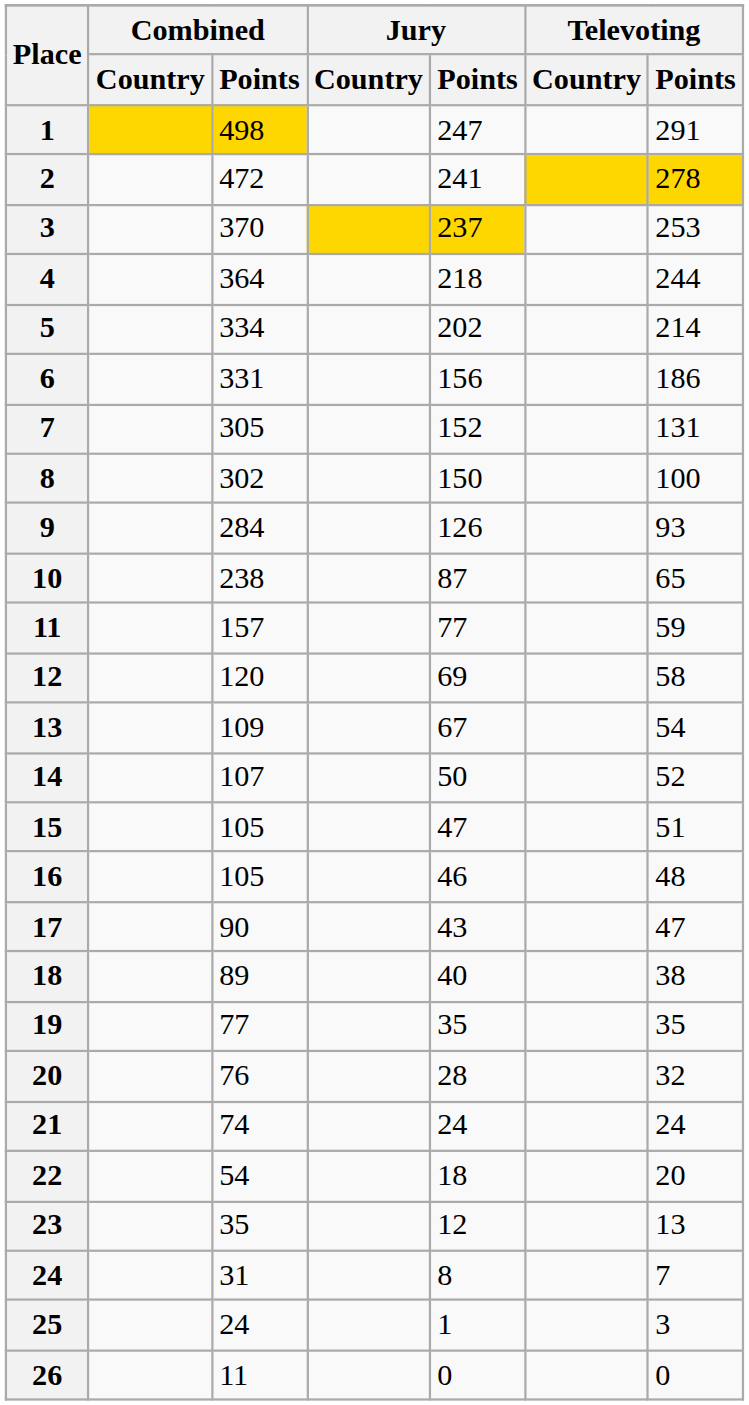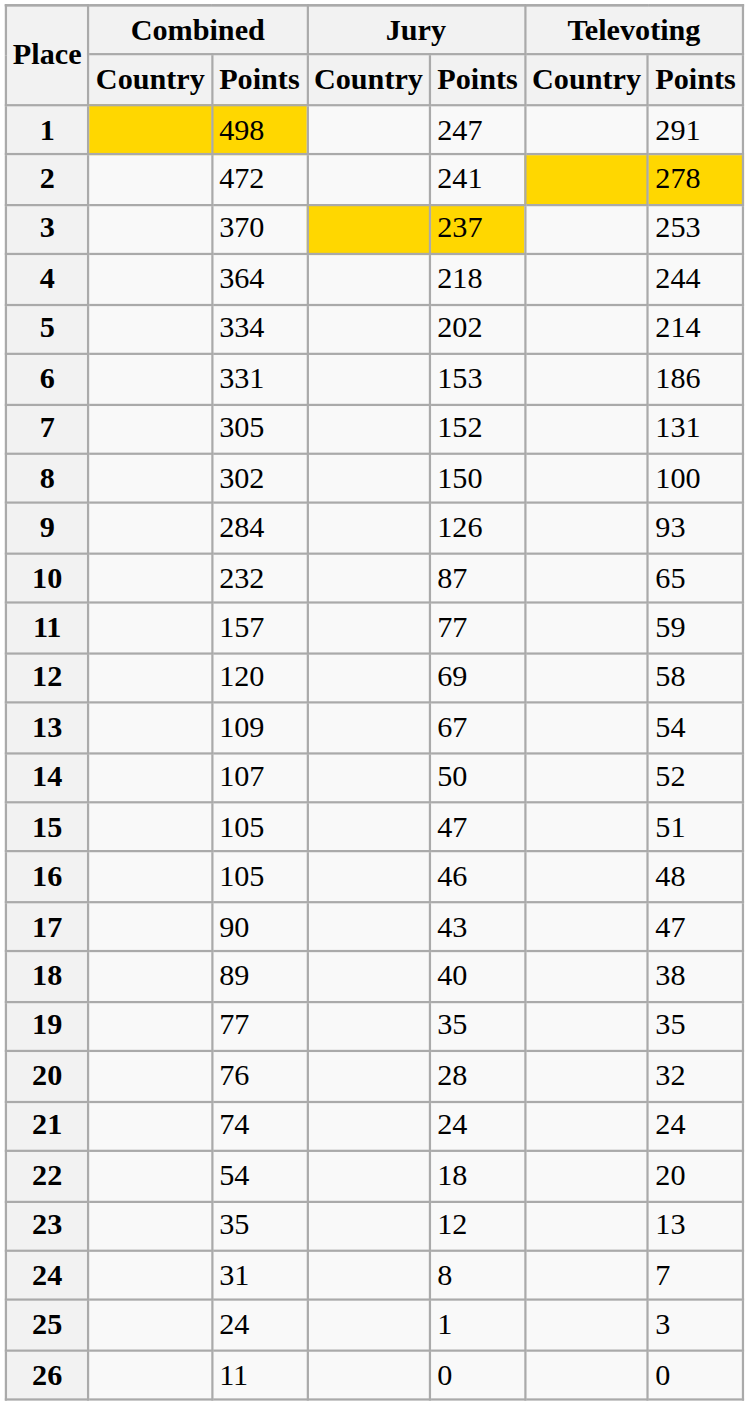(460, 378) 156 -> (460, 378) 153
(242, 577) 238 -> (242, 577) 232
